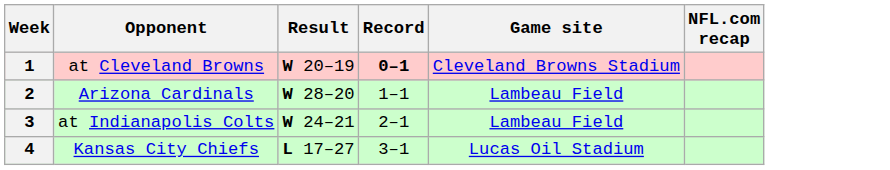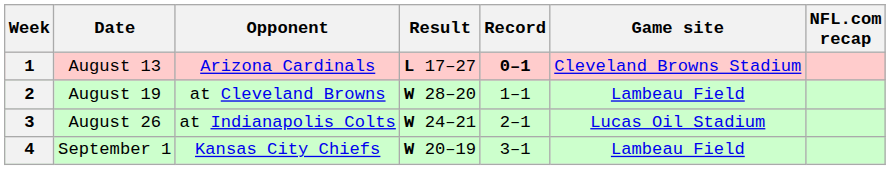+ column: (115, 29)
(166, 66) at Cleveland Browns -> (288, 66) Arizona Cardinals
(319, 66) W 20–19 -> (440, 66) L 17–27
(166, 94) Arizona Cardinals -> (288, 94) at Cleveland Browns
(556, 122) Lambeau Field -> (678, 122) Lucas Oil Stadium
(319, 150) L 17–27 -> (440, 150) W 20–19
(556, 150) Lucas Oil Stadium -> (678, 150) Lambeau Field
